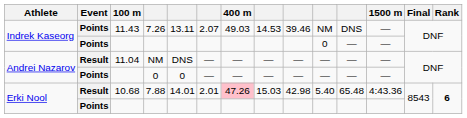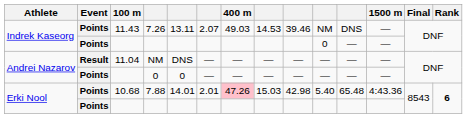(94, 91) Result -> (94, 91) Points
